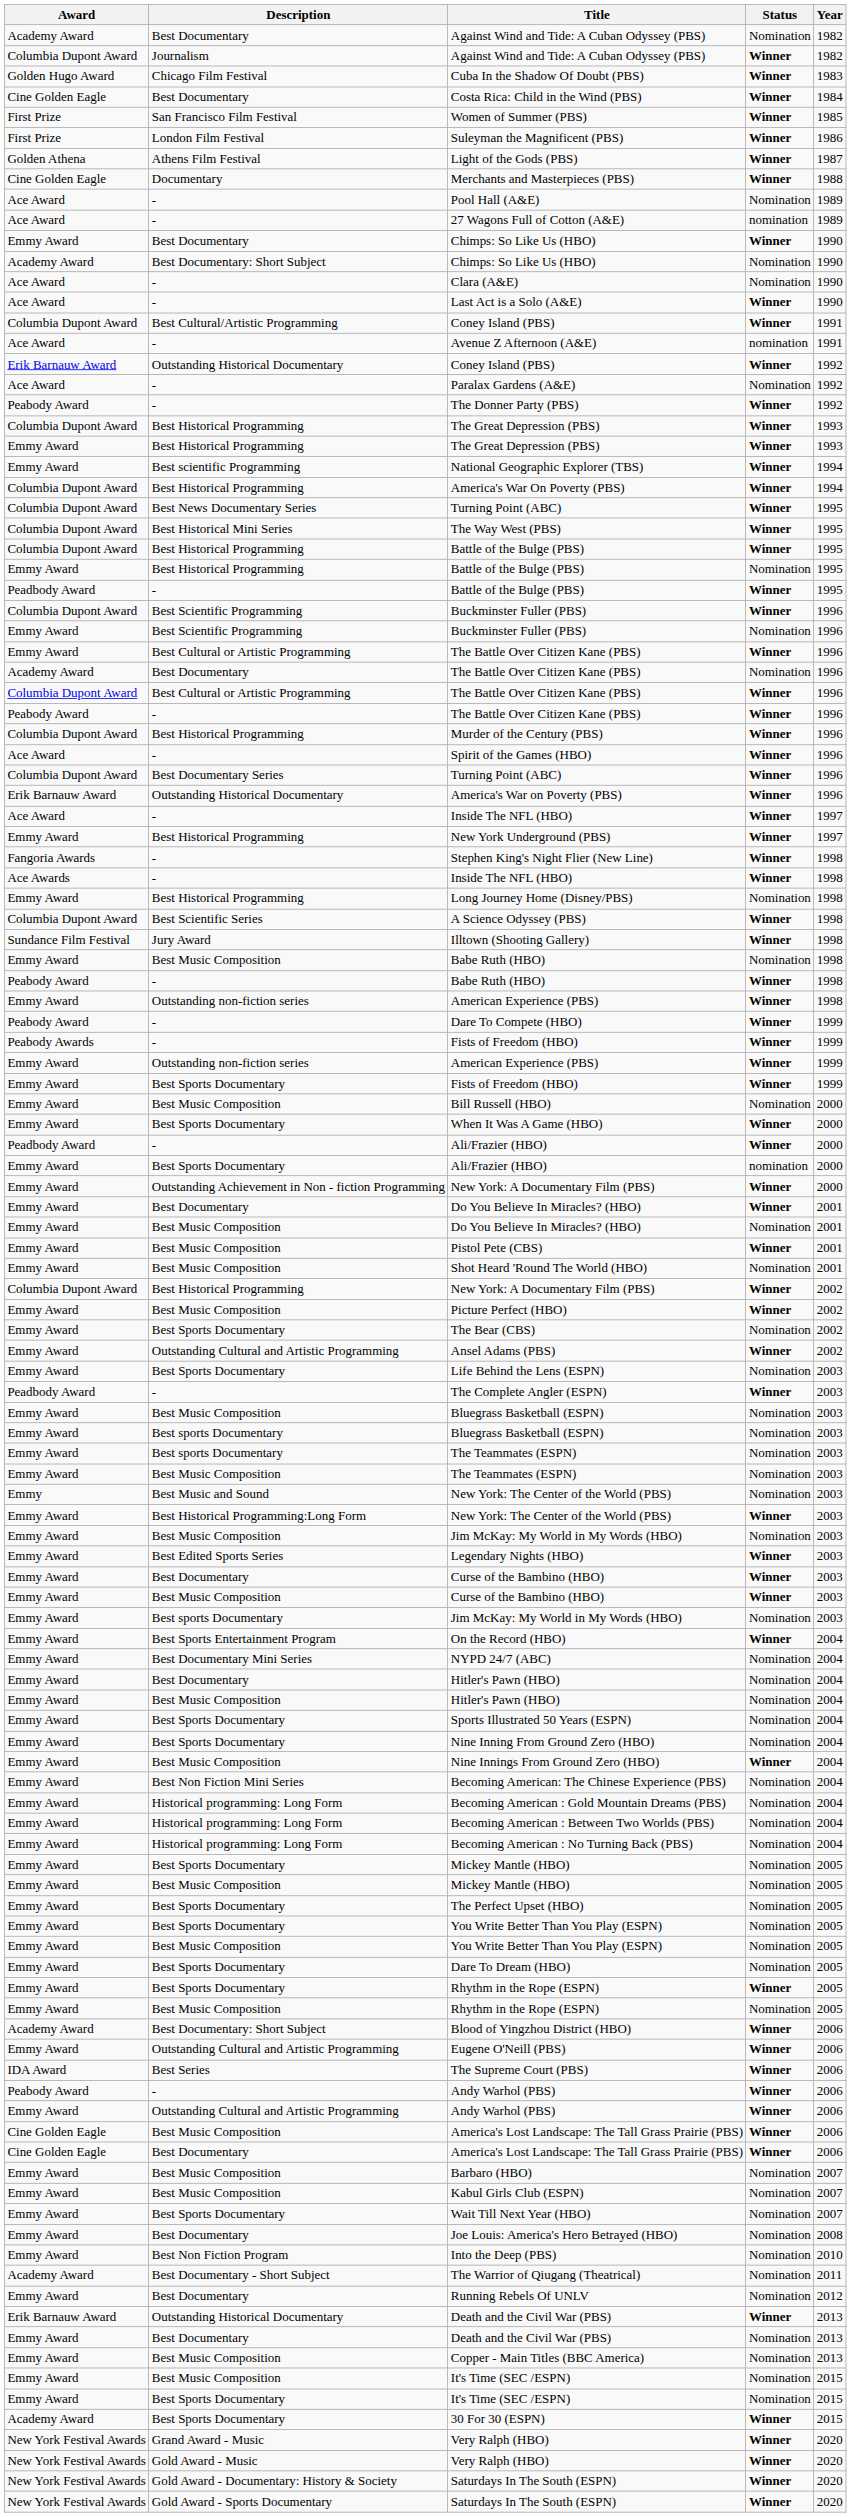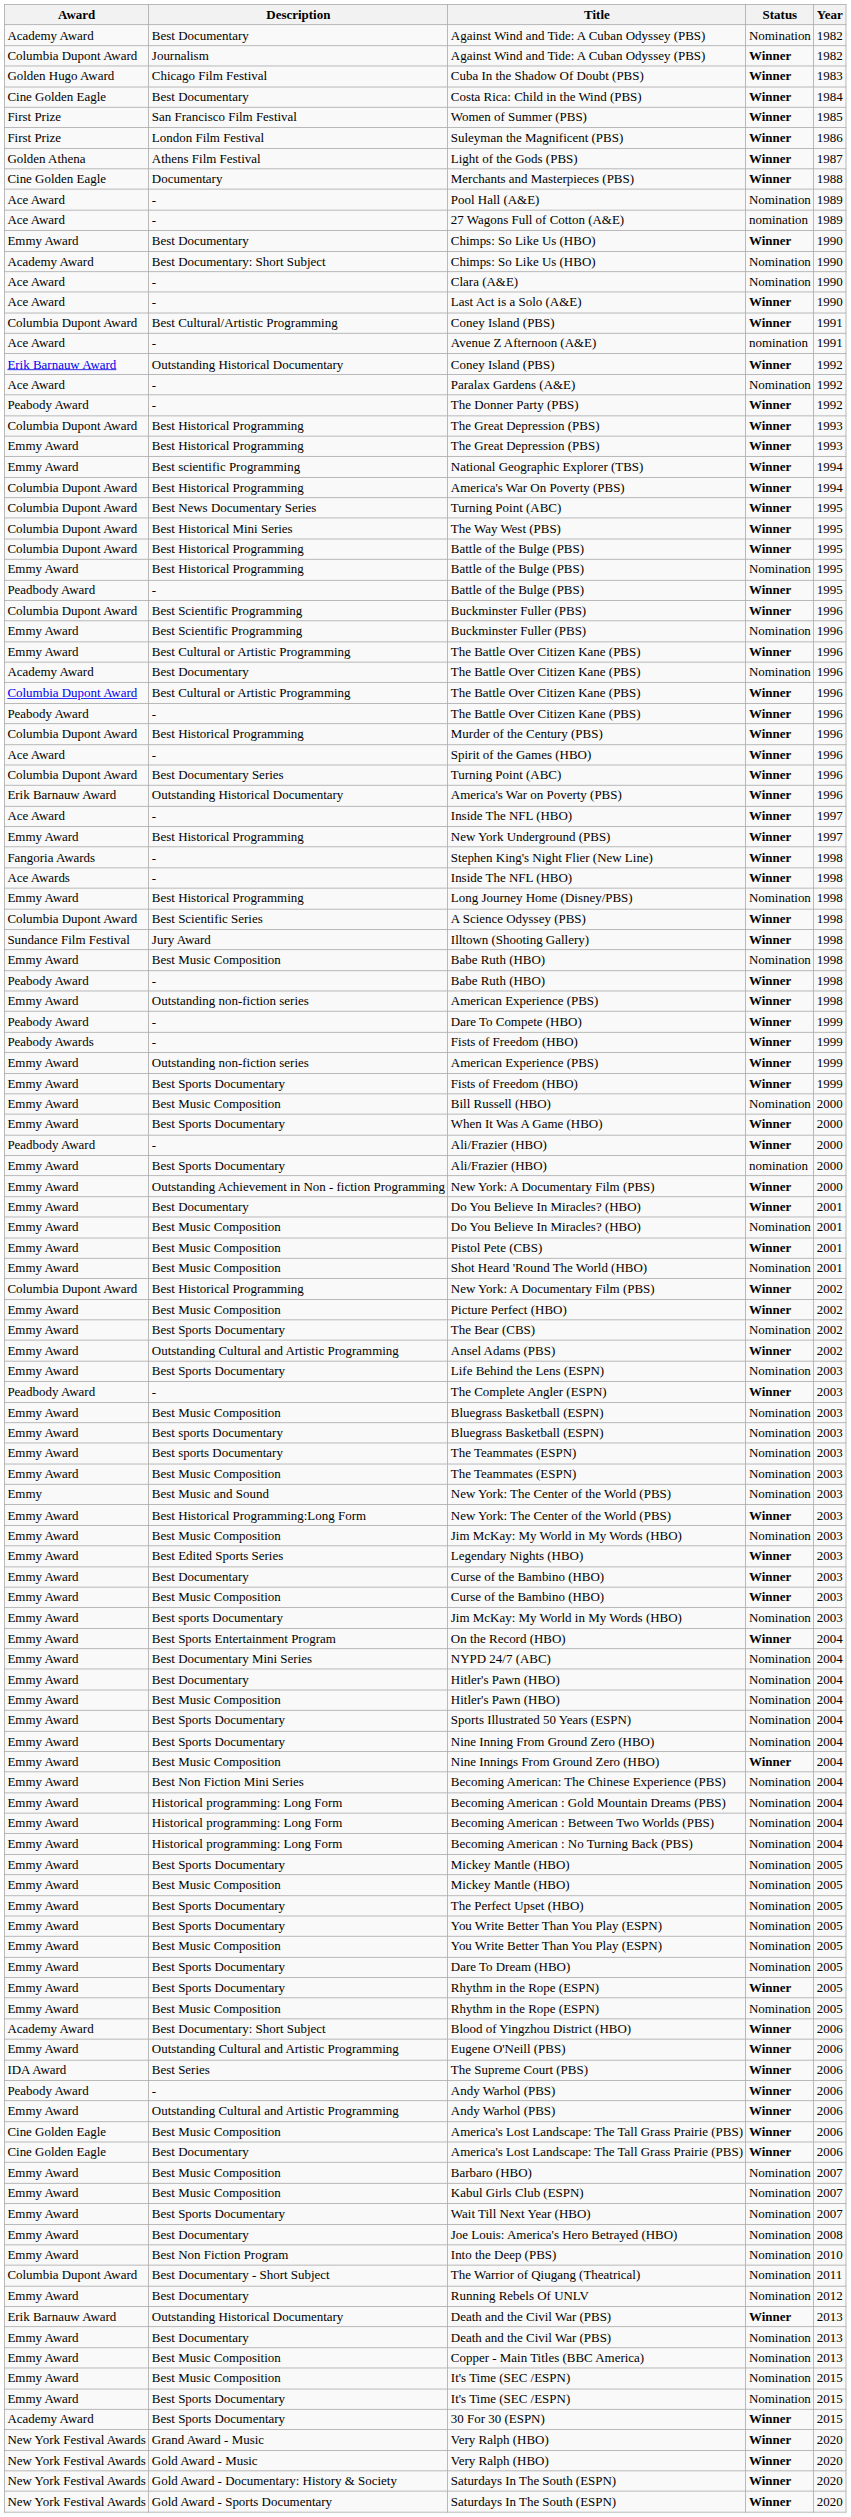(51, 2275) Academy Award -> (72, 2275) Columbia Dupont Award
